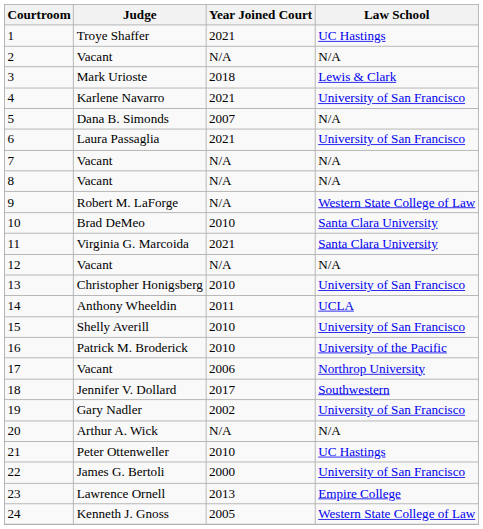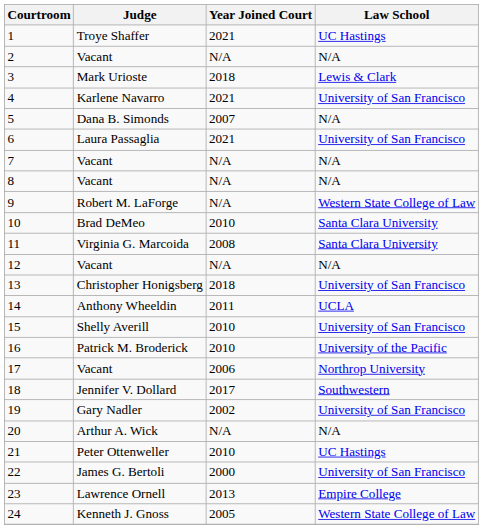(222, 243) 2021 -> (222, 243) 2008
(222, 285) 2010 -> (222, 285) 2018
